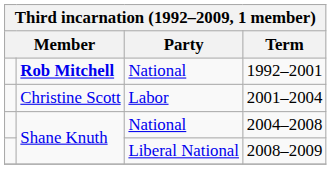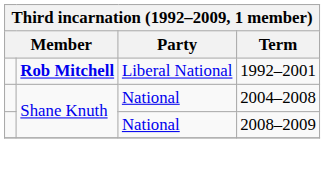(157, 71) National -> (177, 71) Liberal National
- row: (285, 97)
(184, 151) Liberal National -> (151, 124) National
